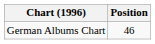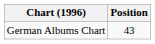(129, 30) 46 -> (129, 30) 43
